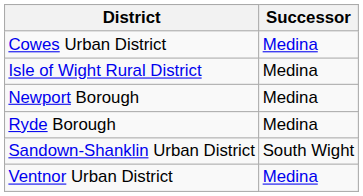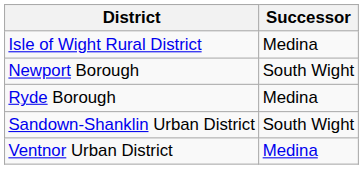- row: (87, 44)
(290, 97) Medina -> (308, 71) South Wight
